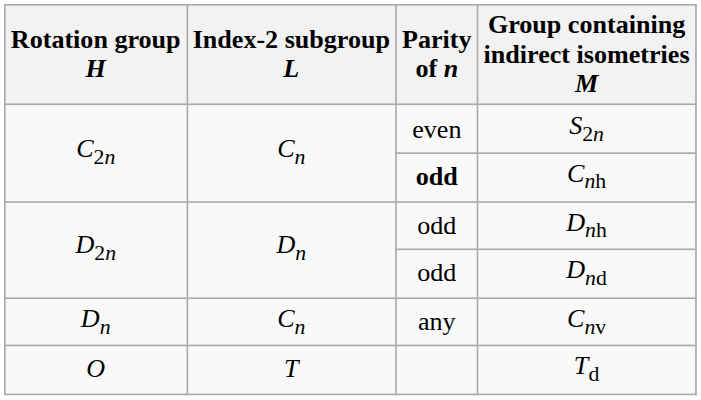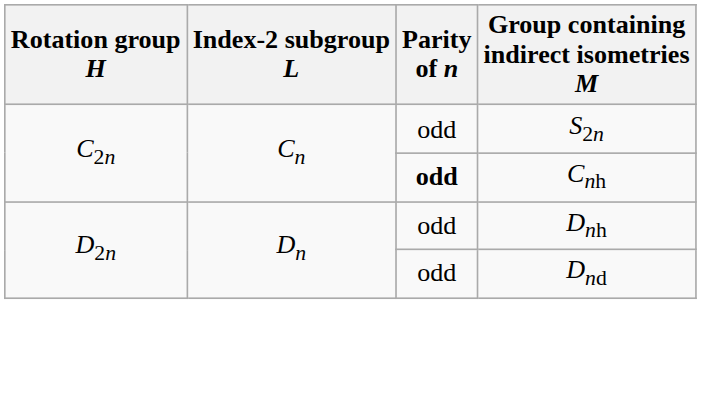(437, 128) even -> (437, 128) odd
- row: (587, 321)
- row: (587, 369)
